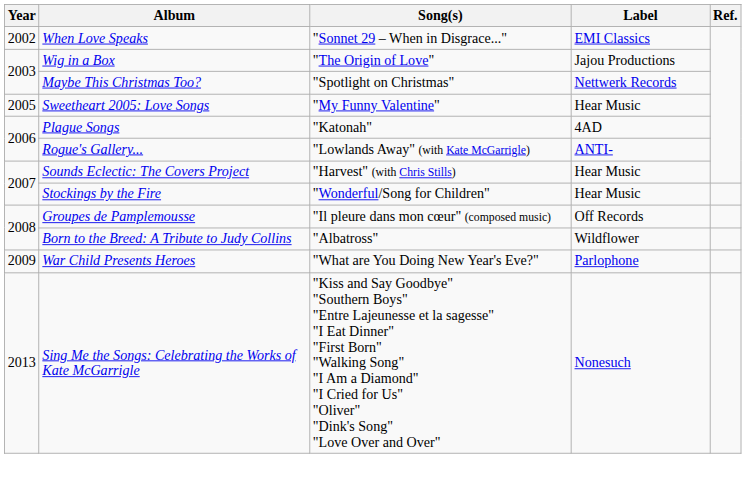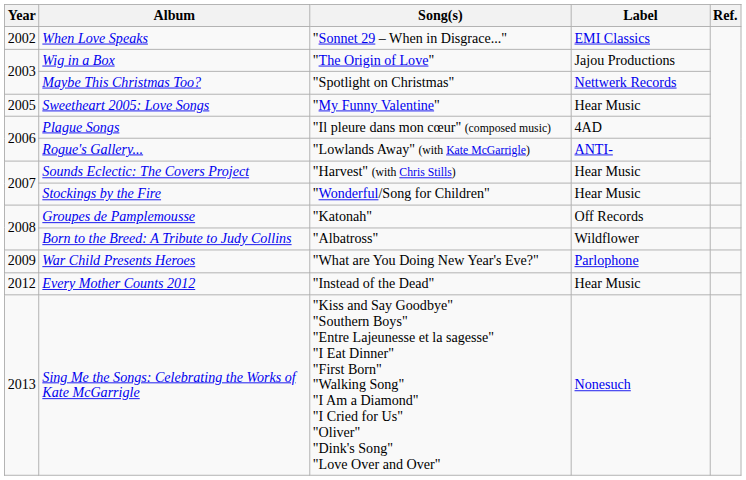(342, 127) "Katonah" -> (432, 127) "Il pleure dans mon cœur" (composed music)
(432, 216) "Il pleure dans mon cœur" (composed music) -> (342, 216) "Katonah"
+ row: (119, 283)
